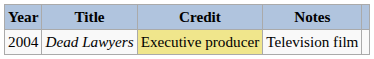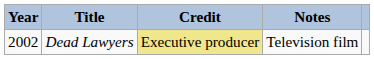(23, 42) 2004 -> (23, 42) 2002
